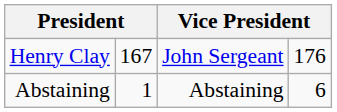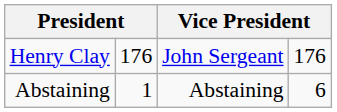(136, 55) 167 -> (136, 55) 176
